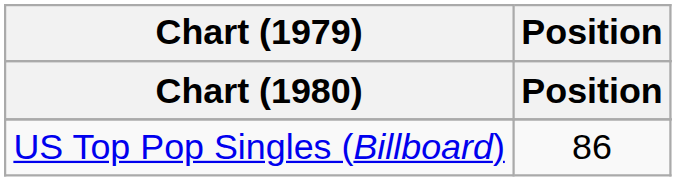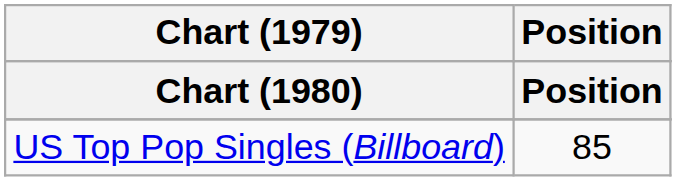(592, 146) 86 -> (592, 146) 85
